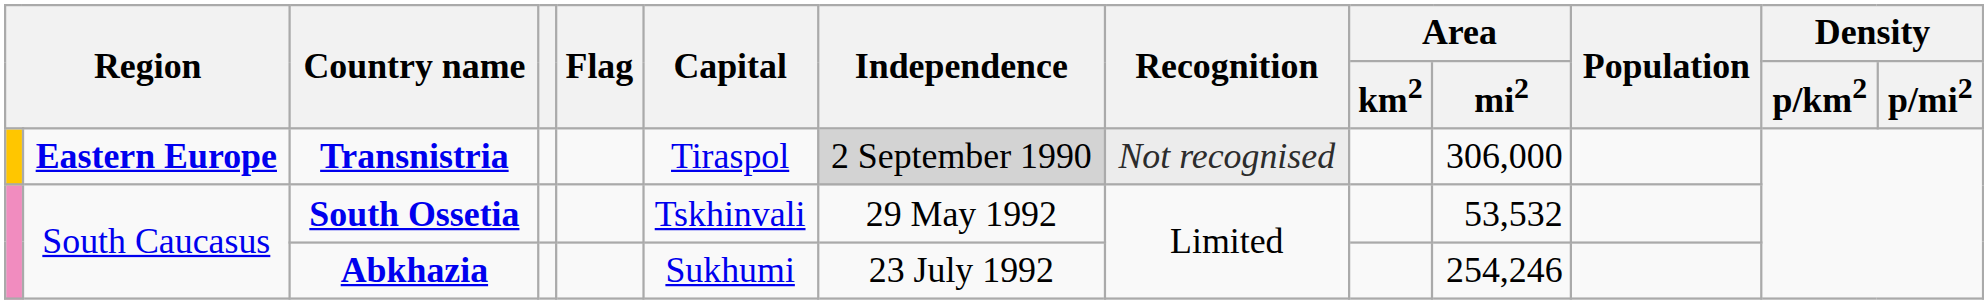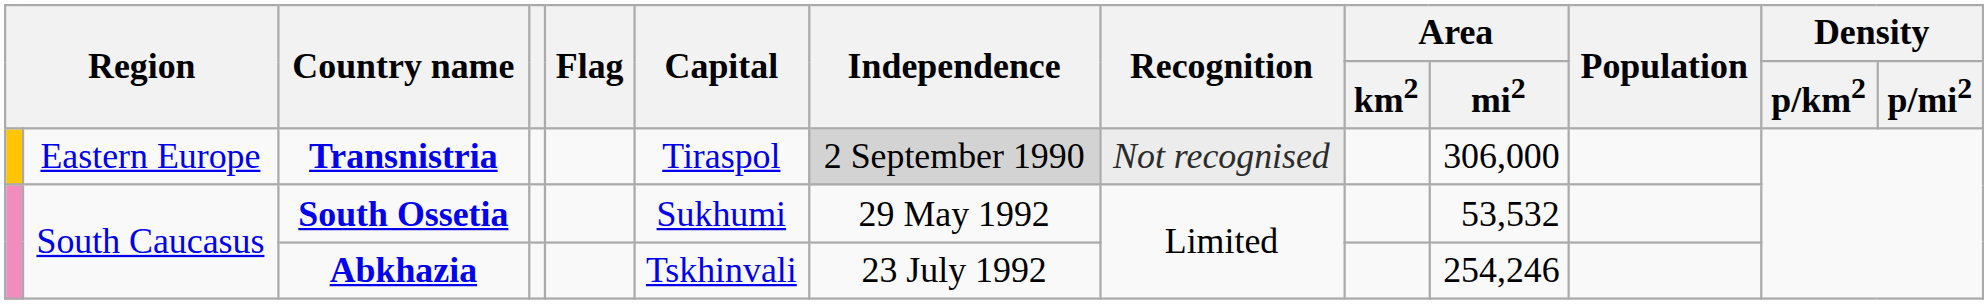(156, 156) bold -> (150, 156) normal
(730, 213) Tskhinvali -> (721, 213) Sukhumi
(730, 269) Sukhumi -> (721, 269) Tskhinvali
